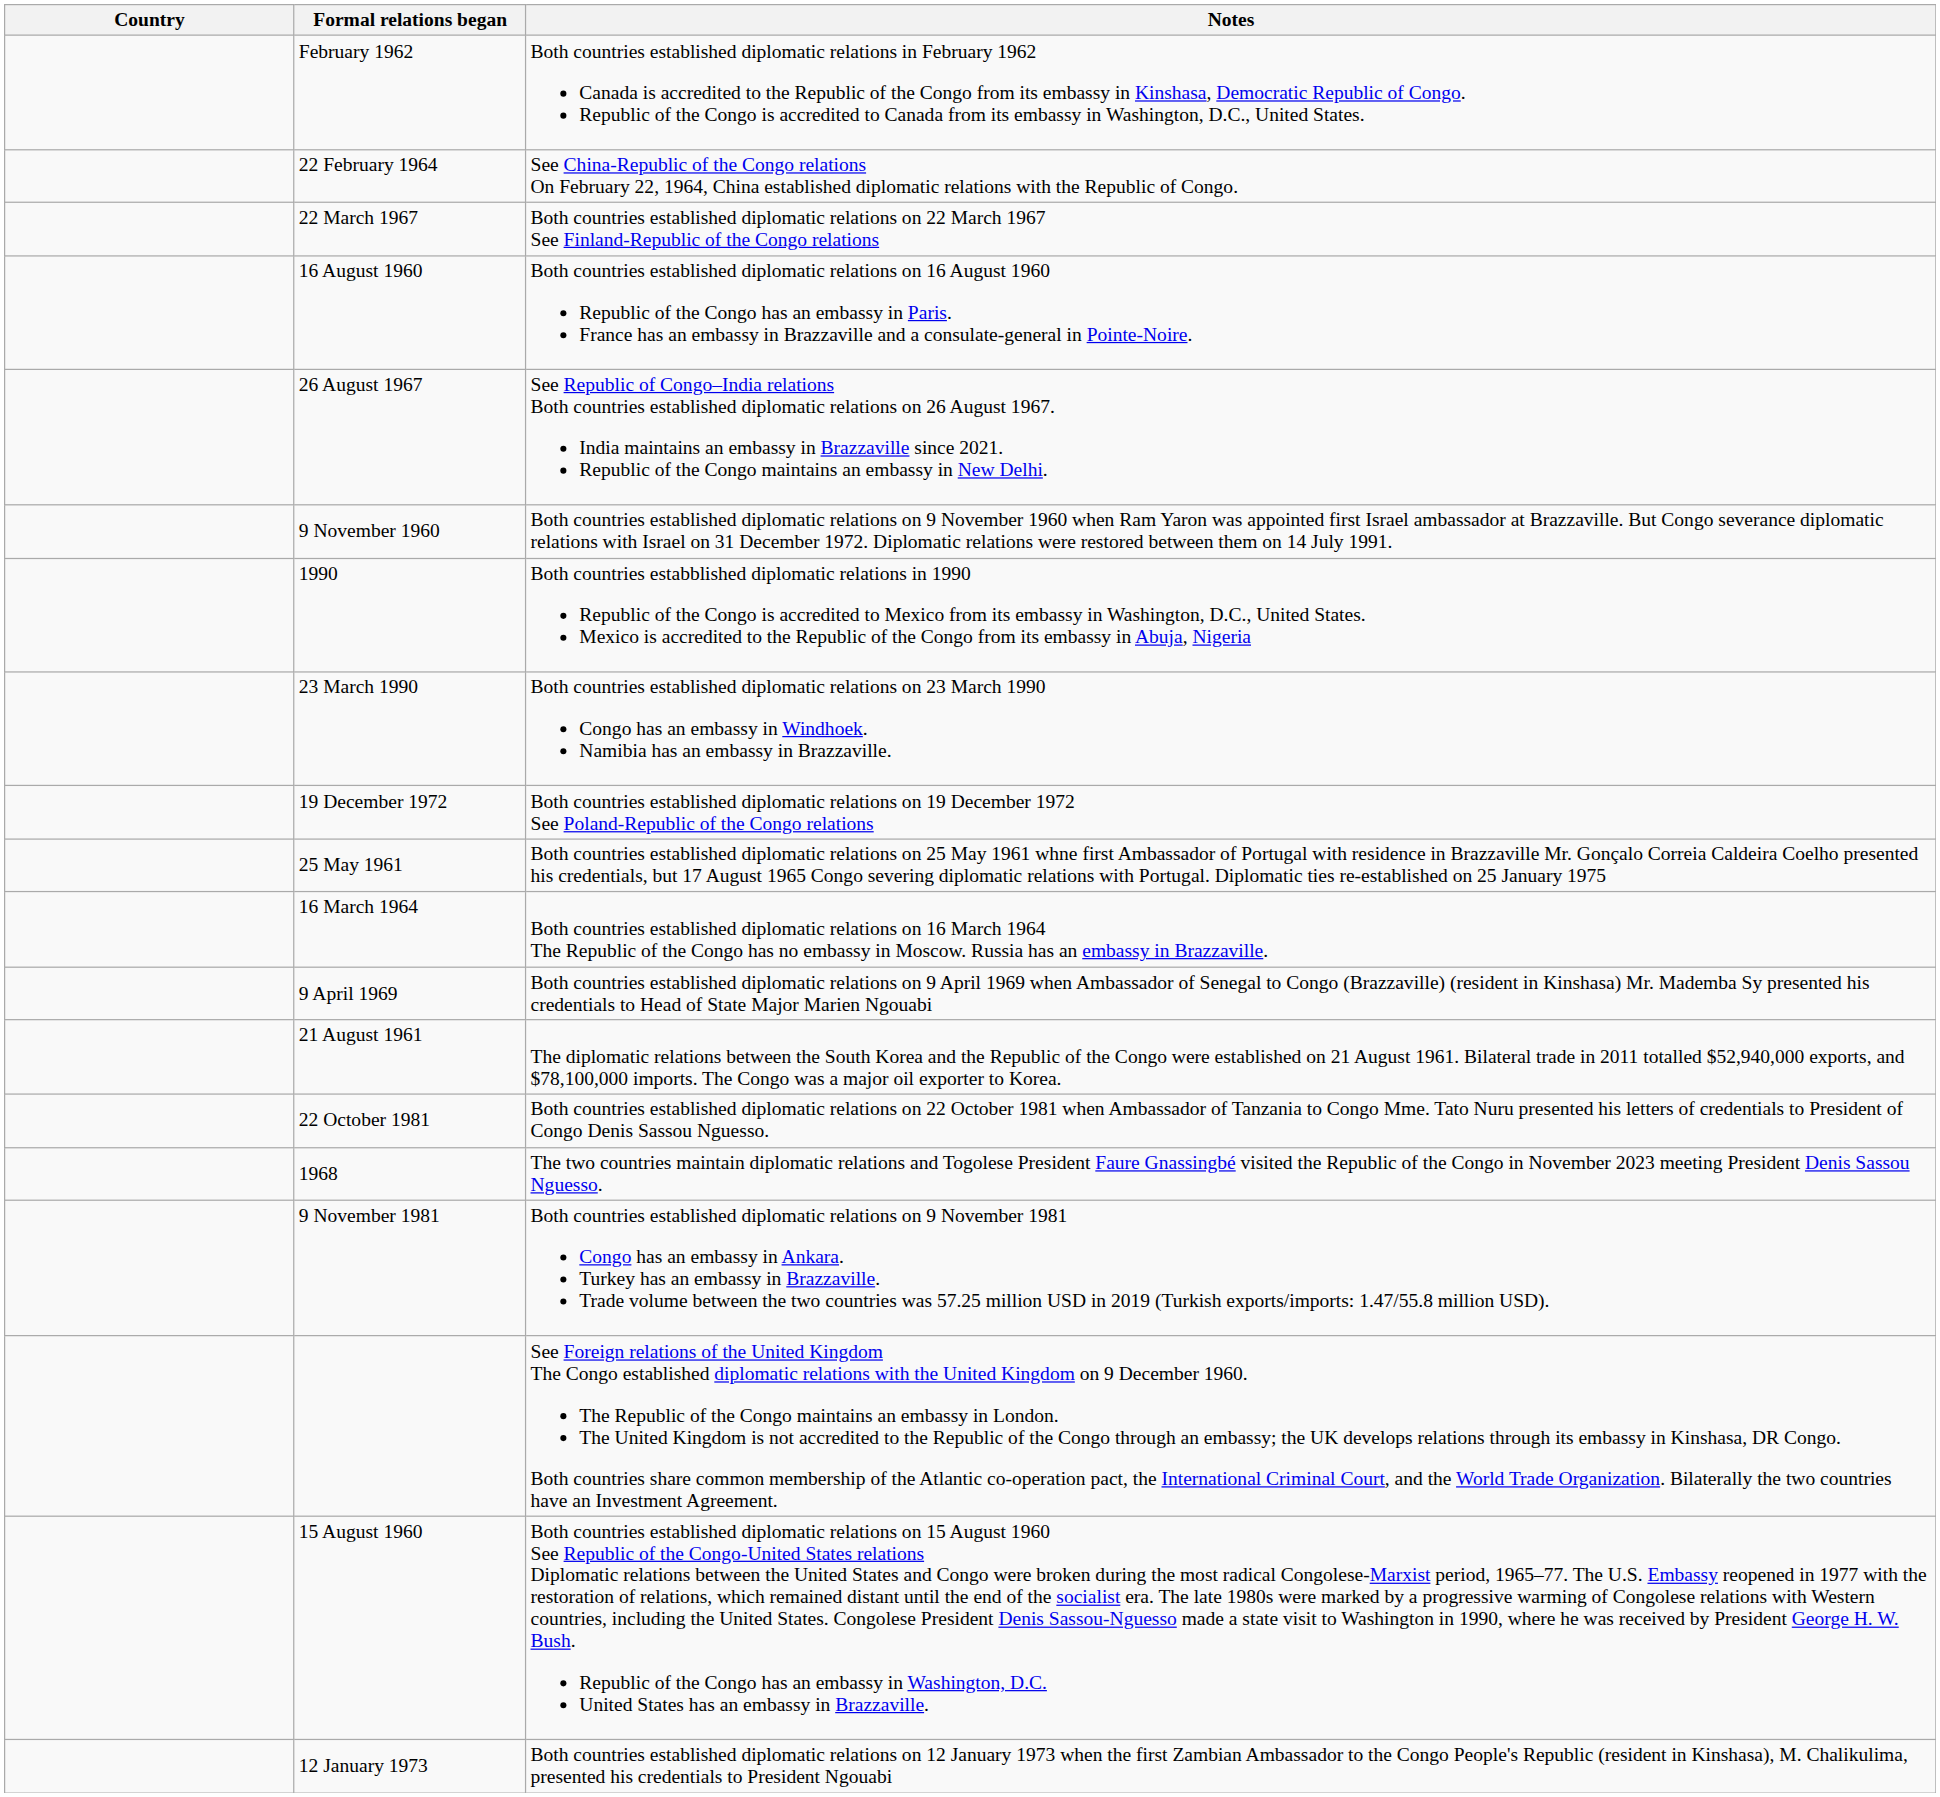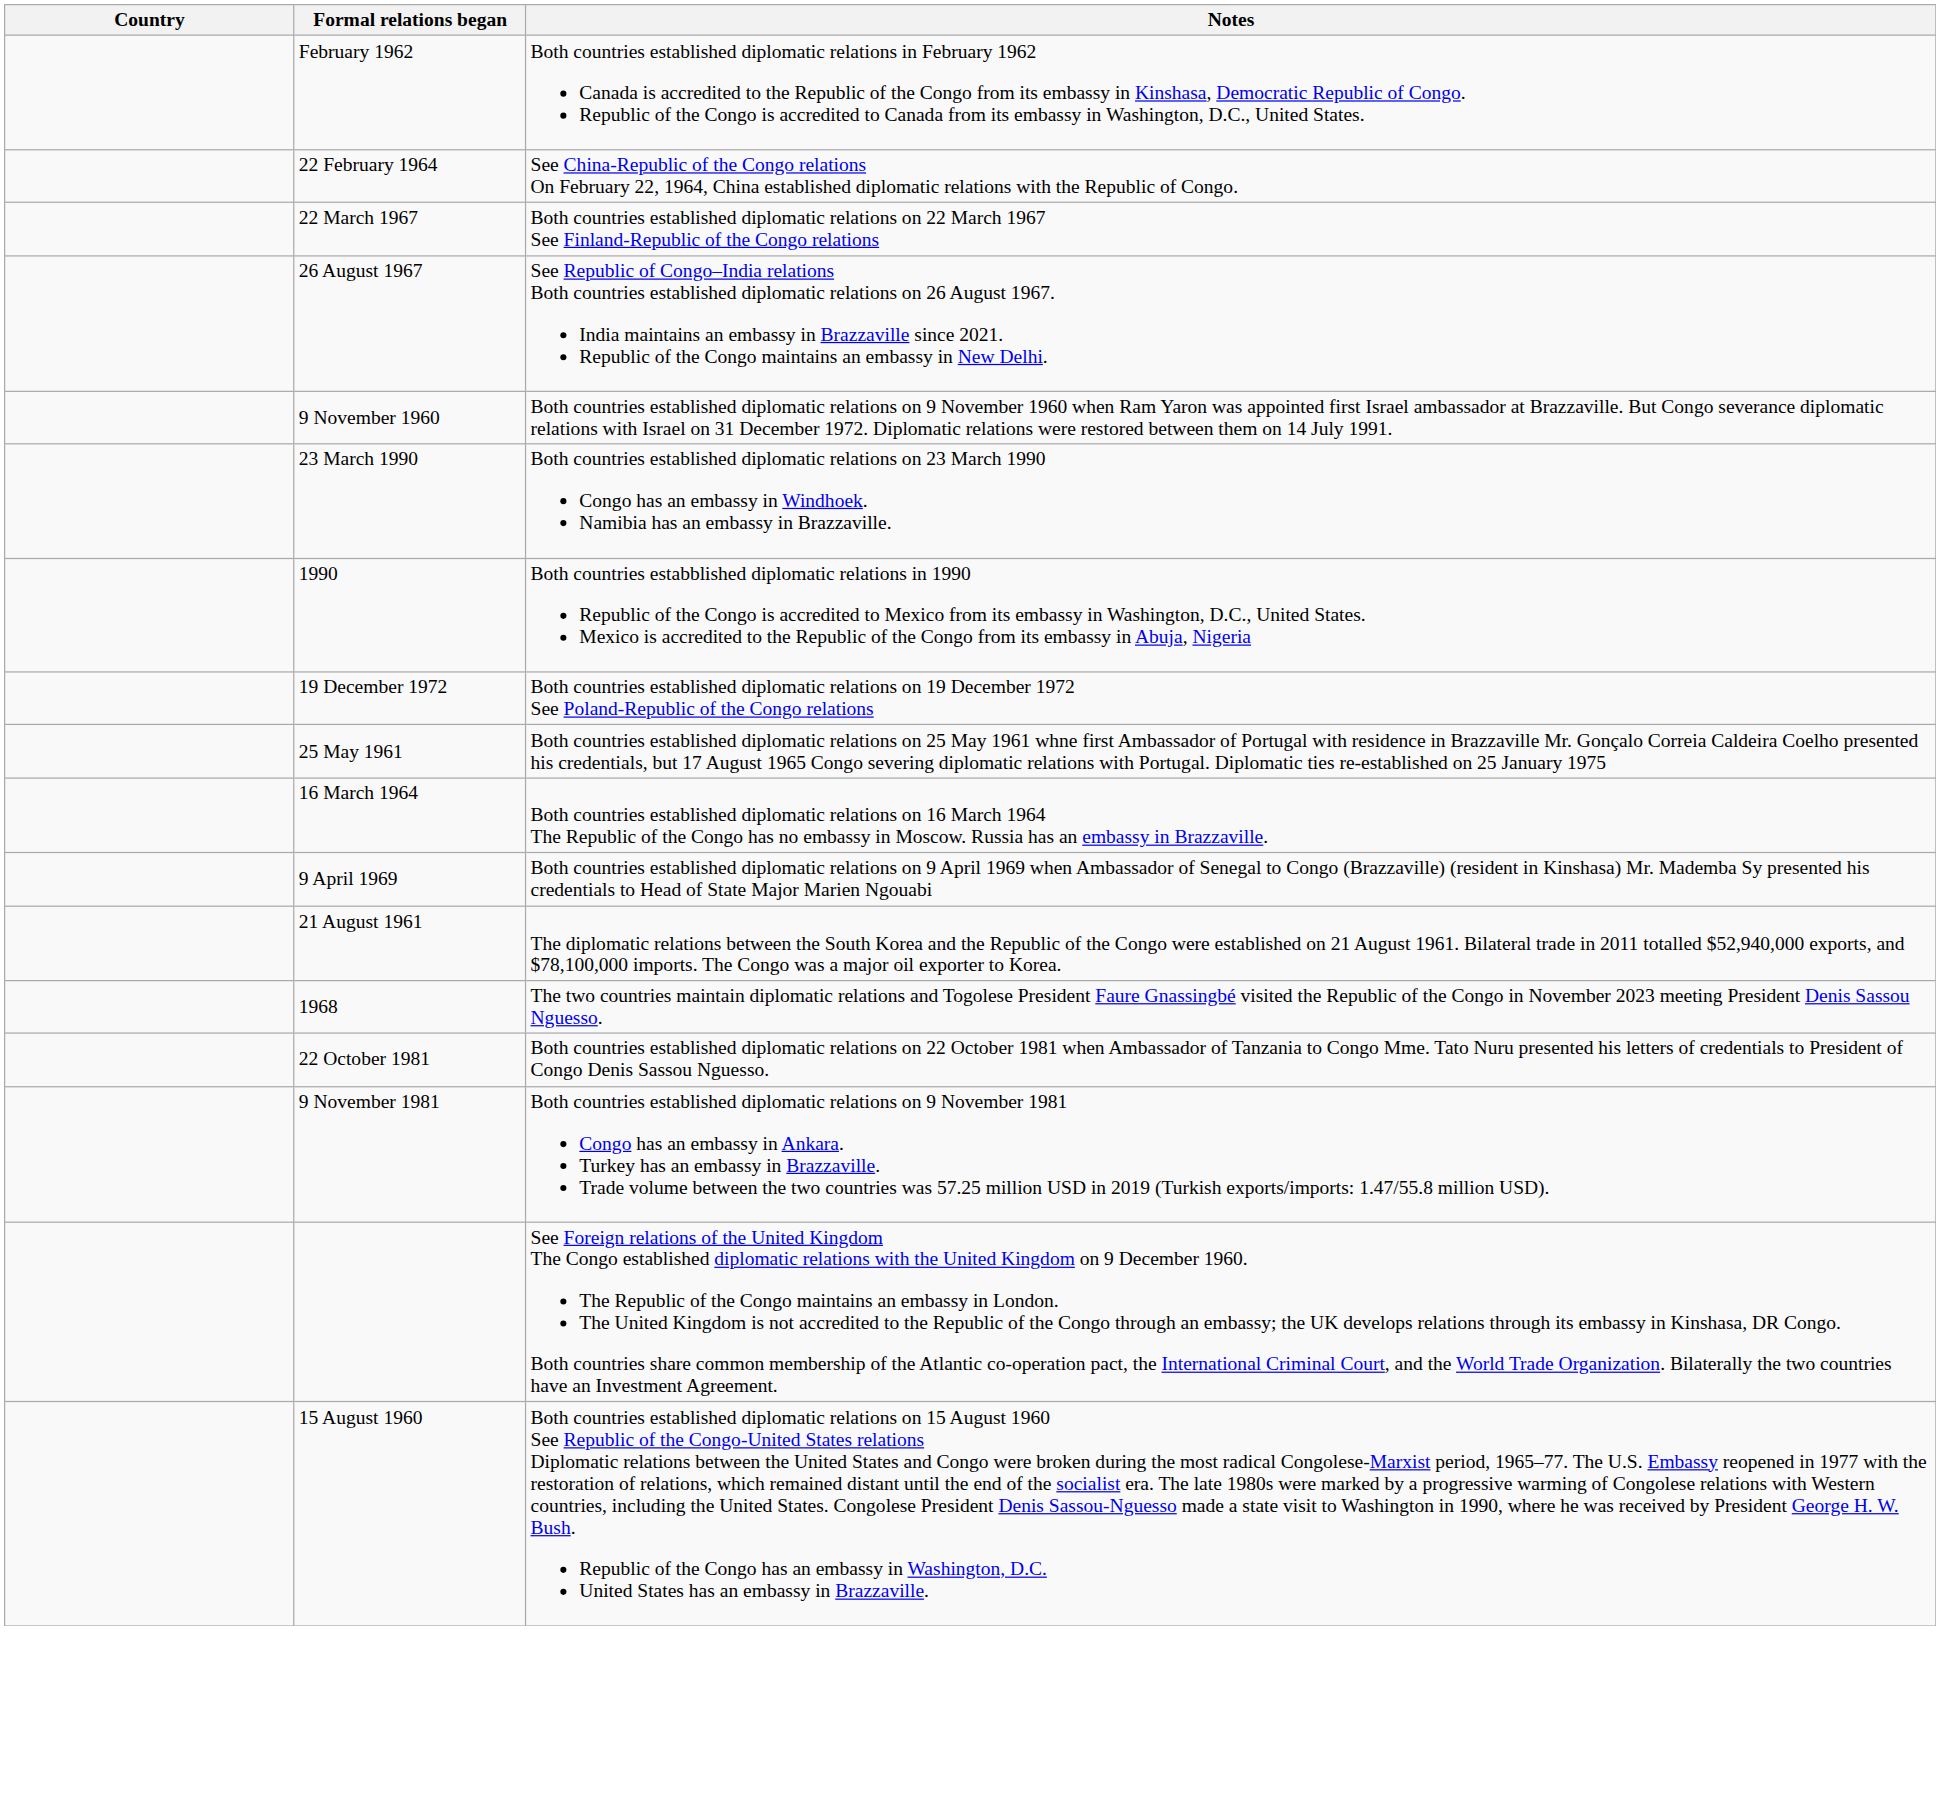- row: (361, 270)
rows swapped: (318, 573) <-> (358, 687)
rows swapped: (364, 1120) <-> (318, 1173)
- row: (363, 1765)
